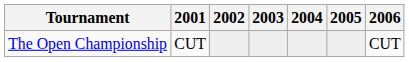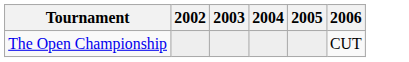- column: (190, 17)
